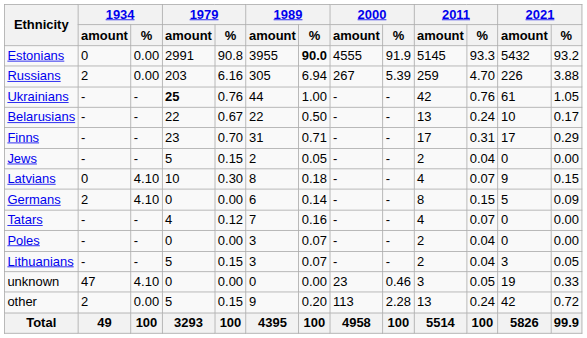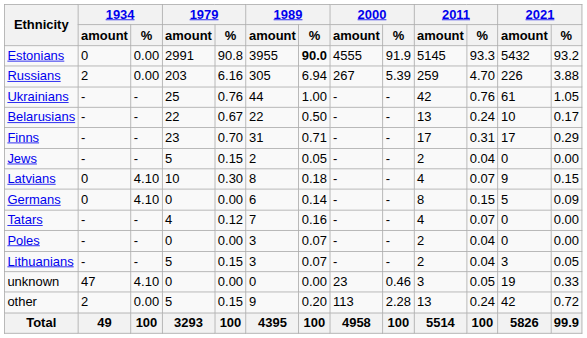(172, 96) bold -> (172, 96) normal
(85, 199) 2 -> (85, 199) 0
